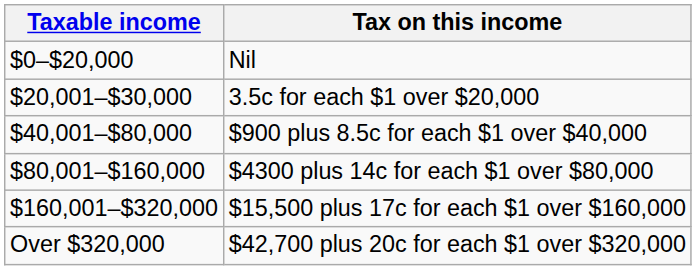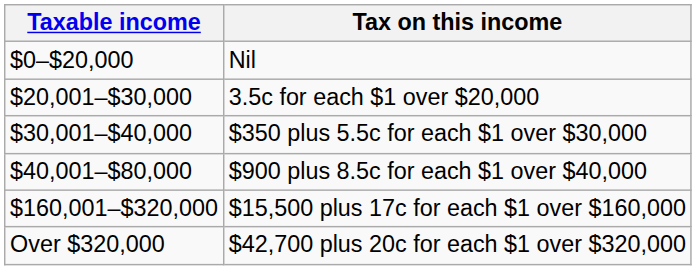+ row: (438, 134)
- row: (441, 171)
